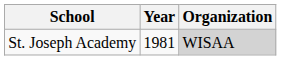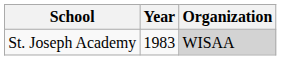(159, 42) 1981 -> (159, 42) 1983
